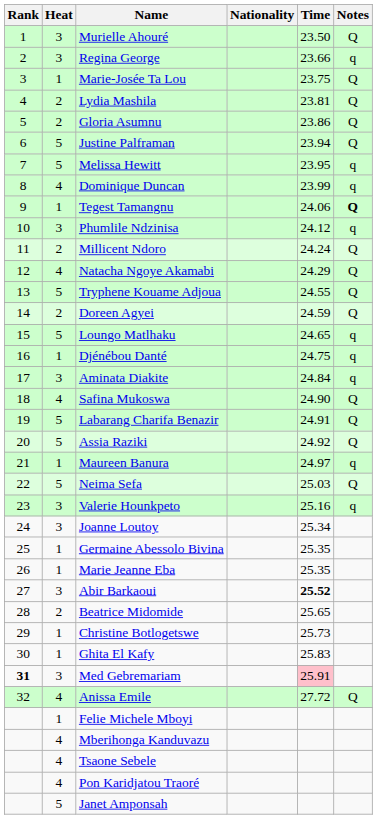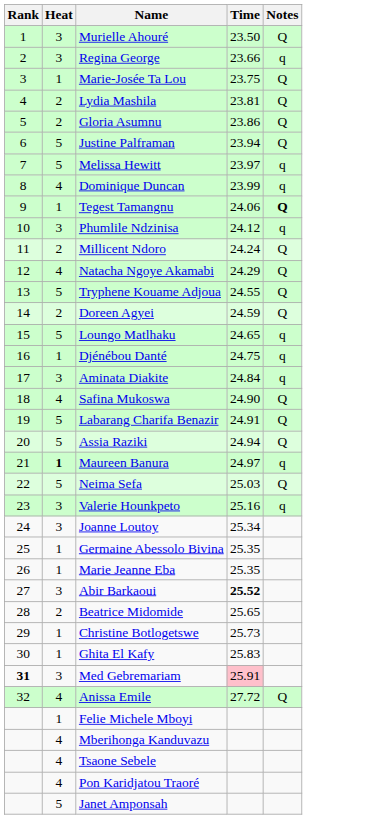- column: (262, 15)
(315, 164) 23.95 -> (245, 164) 23.97
(315, 441) 24.92 -> (245, 441) 24.94
(59, 462) normal -> (59, 462) bold
